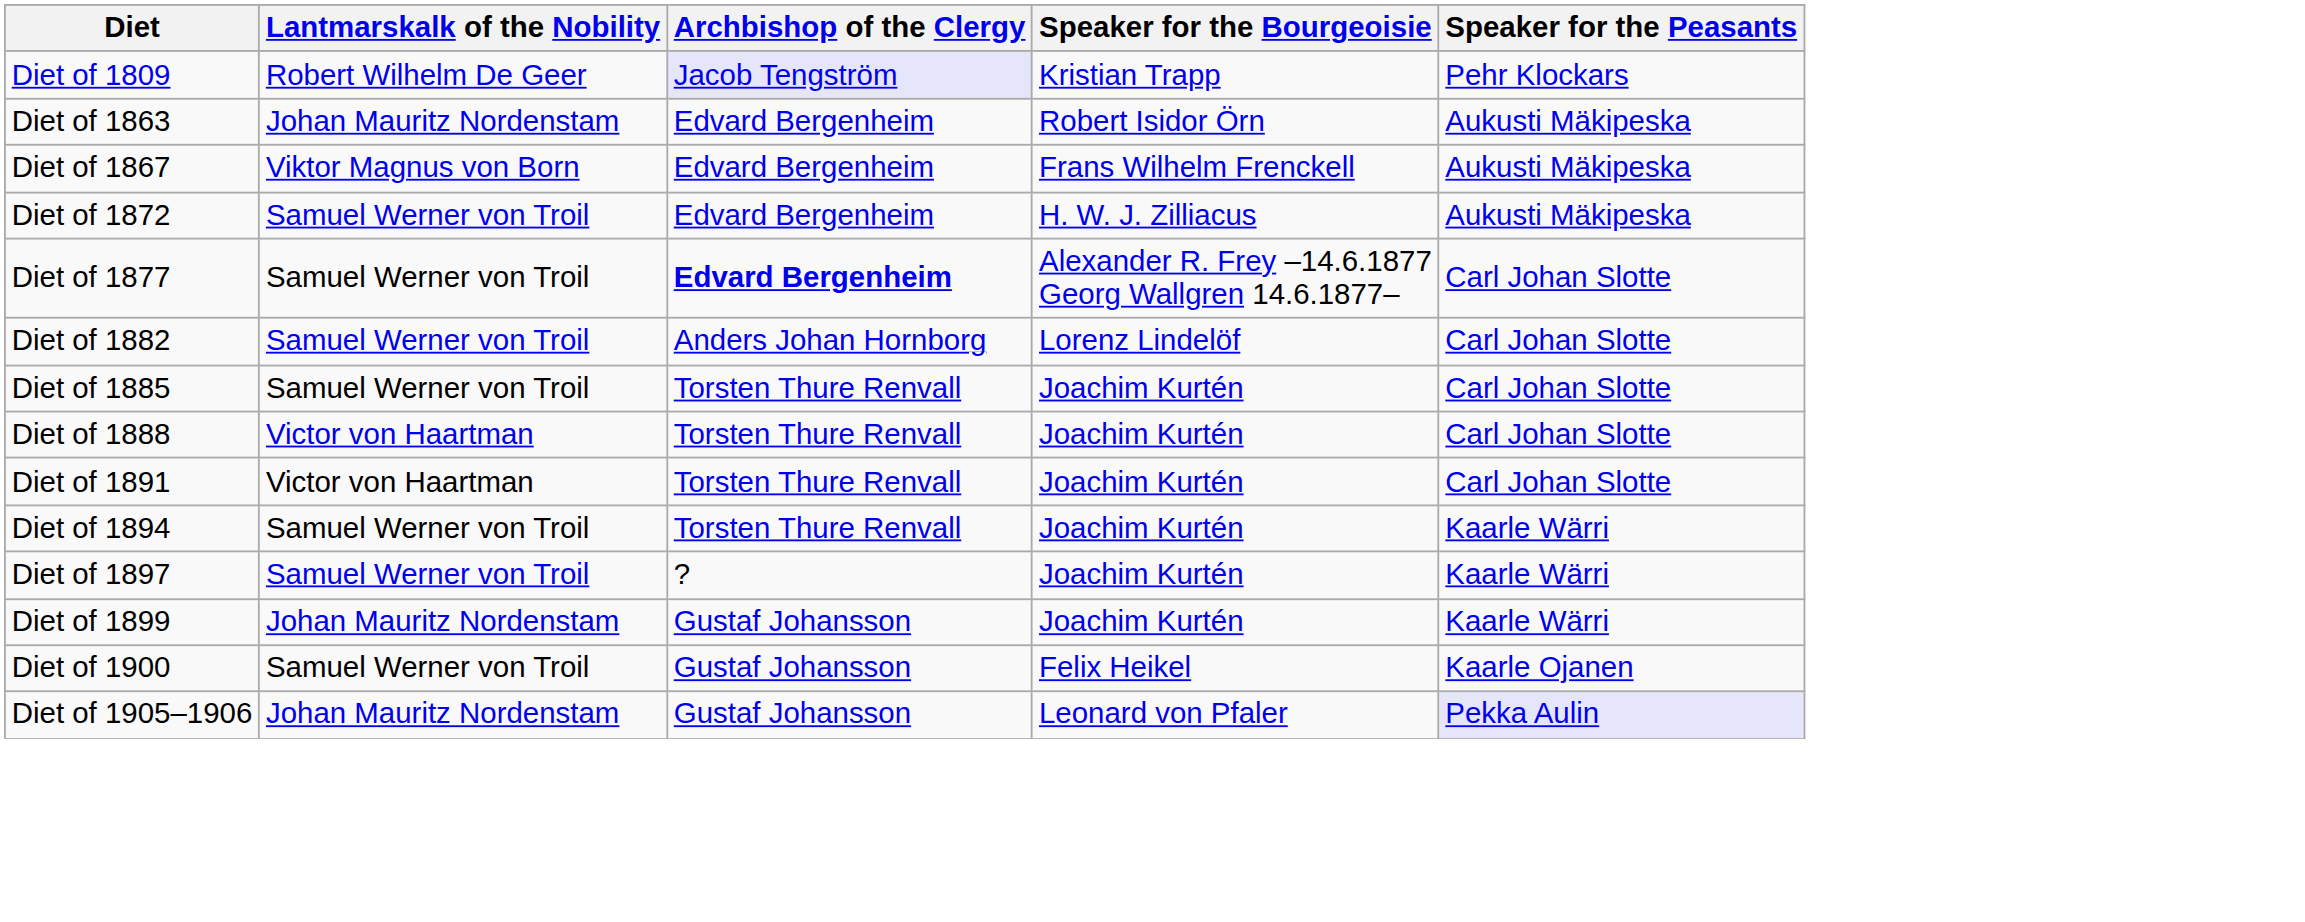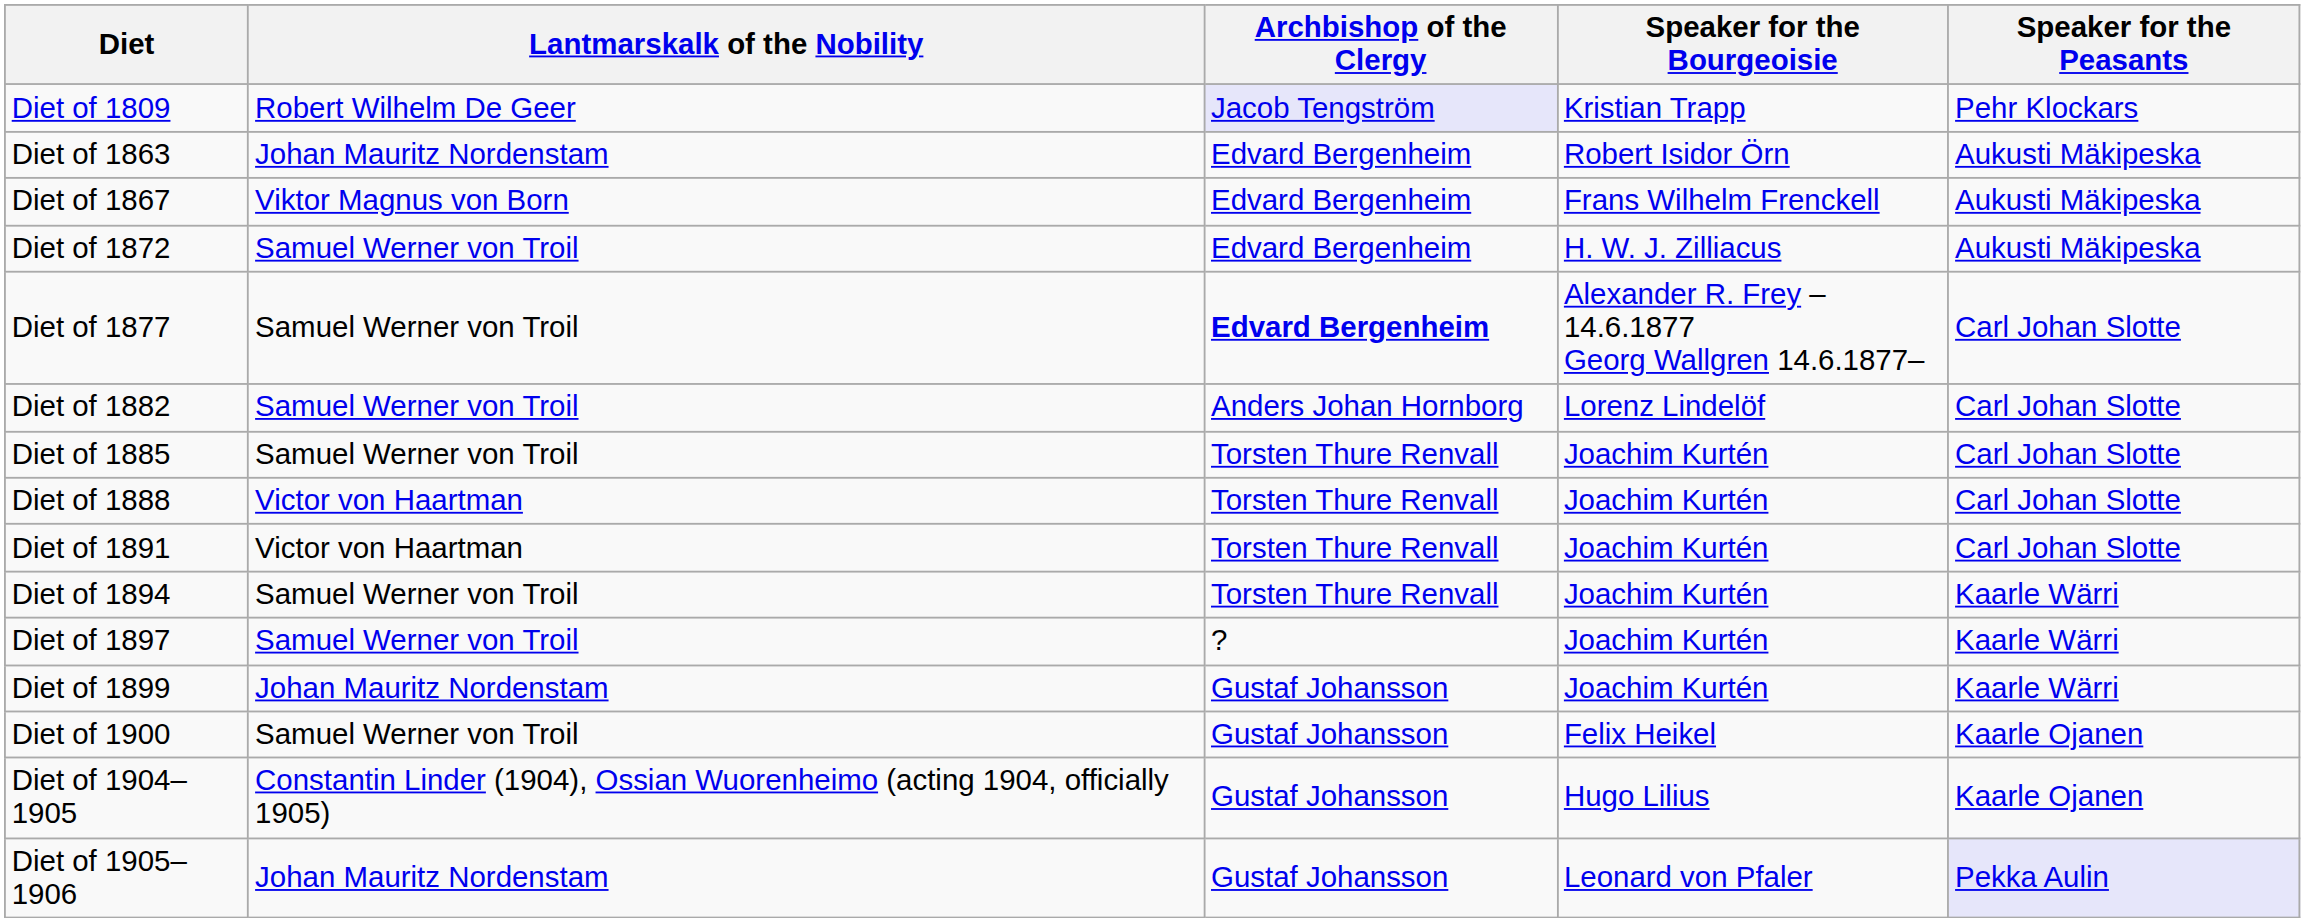+ row: (99, 797)
